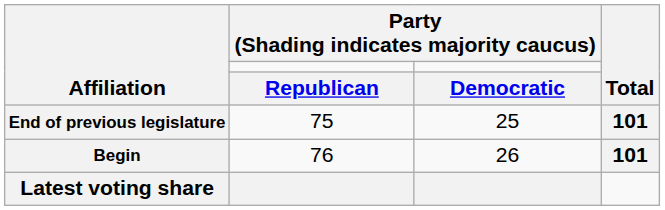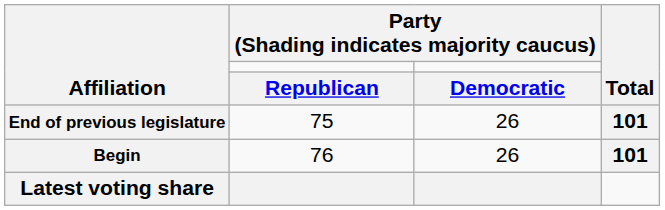(507, 121) 25 -> (507, 121) 26
